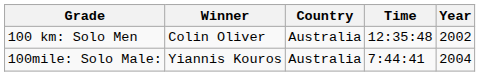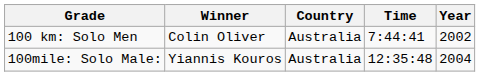(400, 38) 12:35:48 -> (396, 38) 7:44:41
(396, 60) 7:44:41 -> (400, 60) 12:35:48
